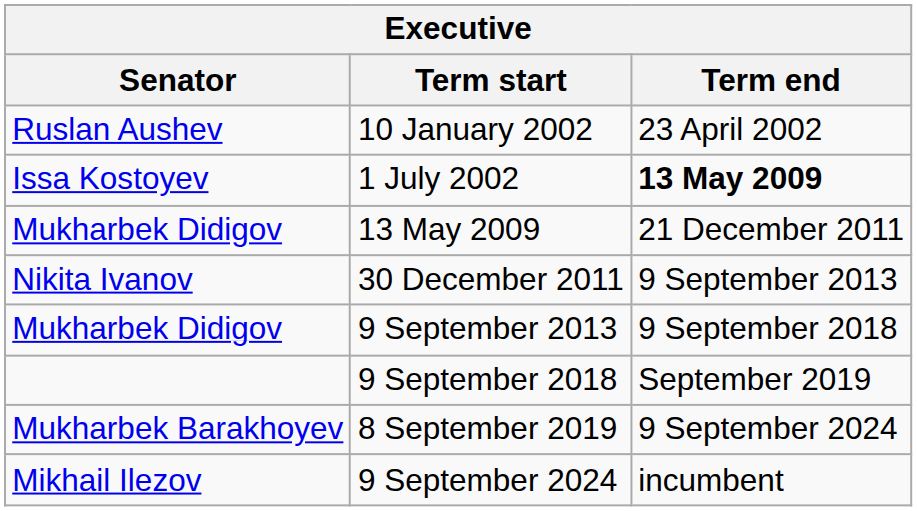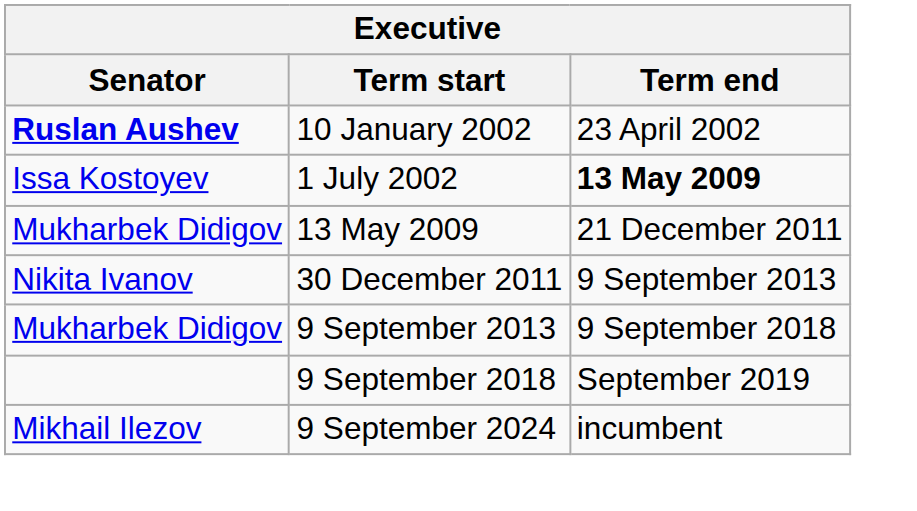(117, 129) normal -> (126, 129) bold
- row: (488, 429)
